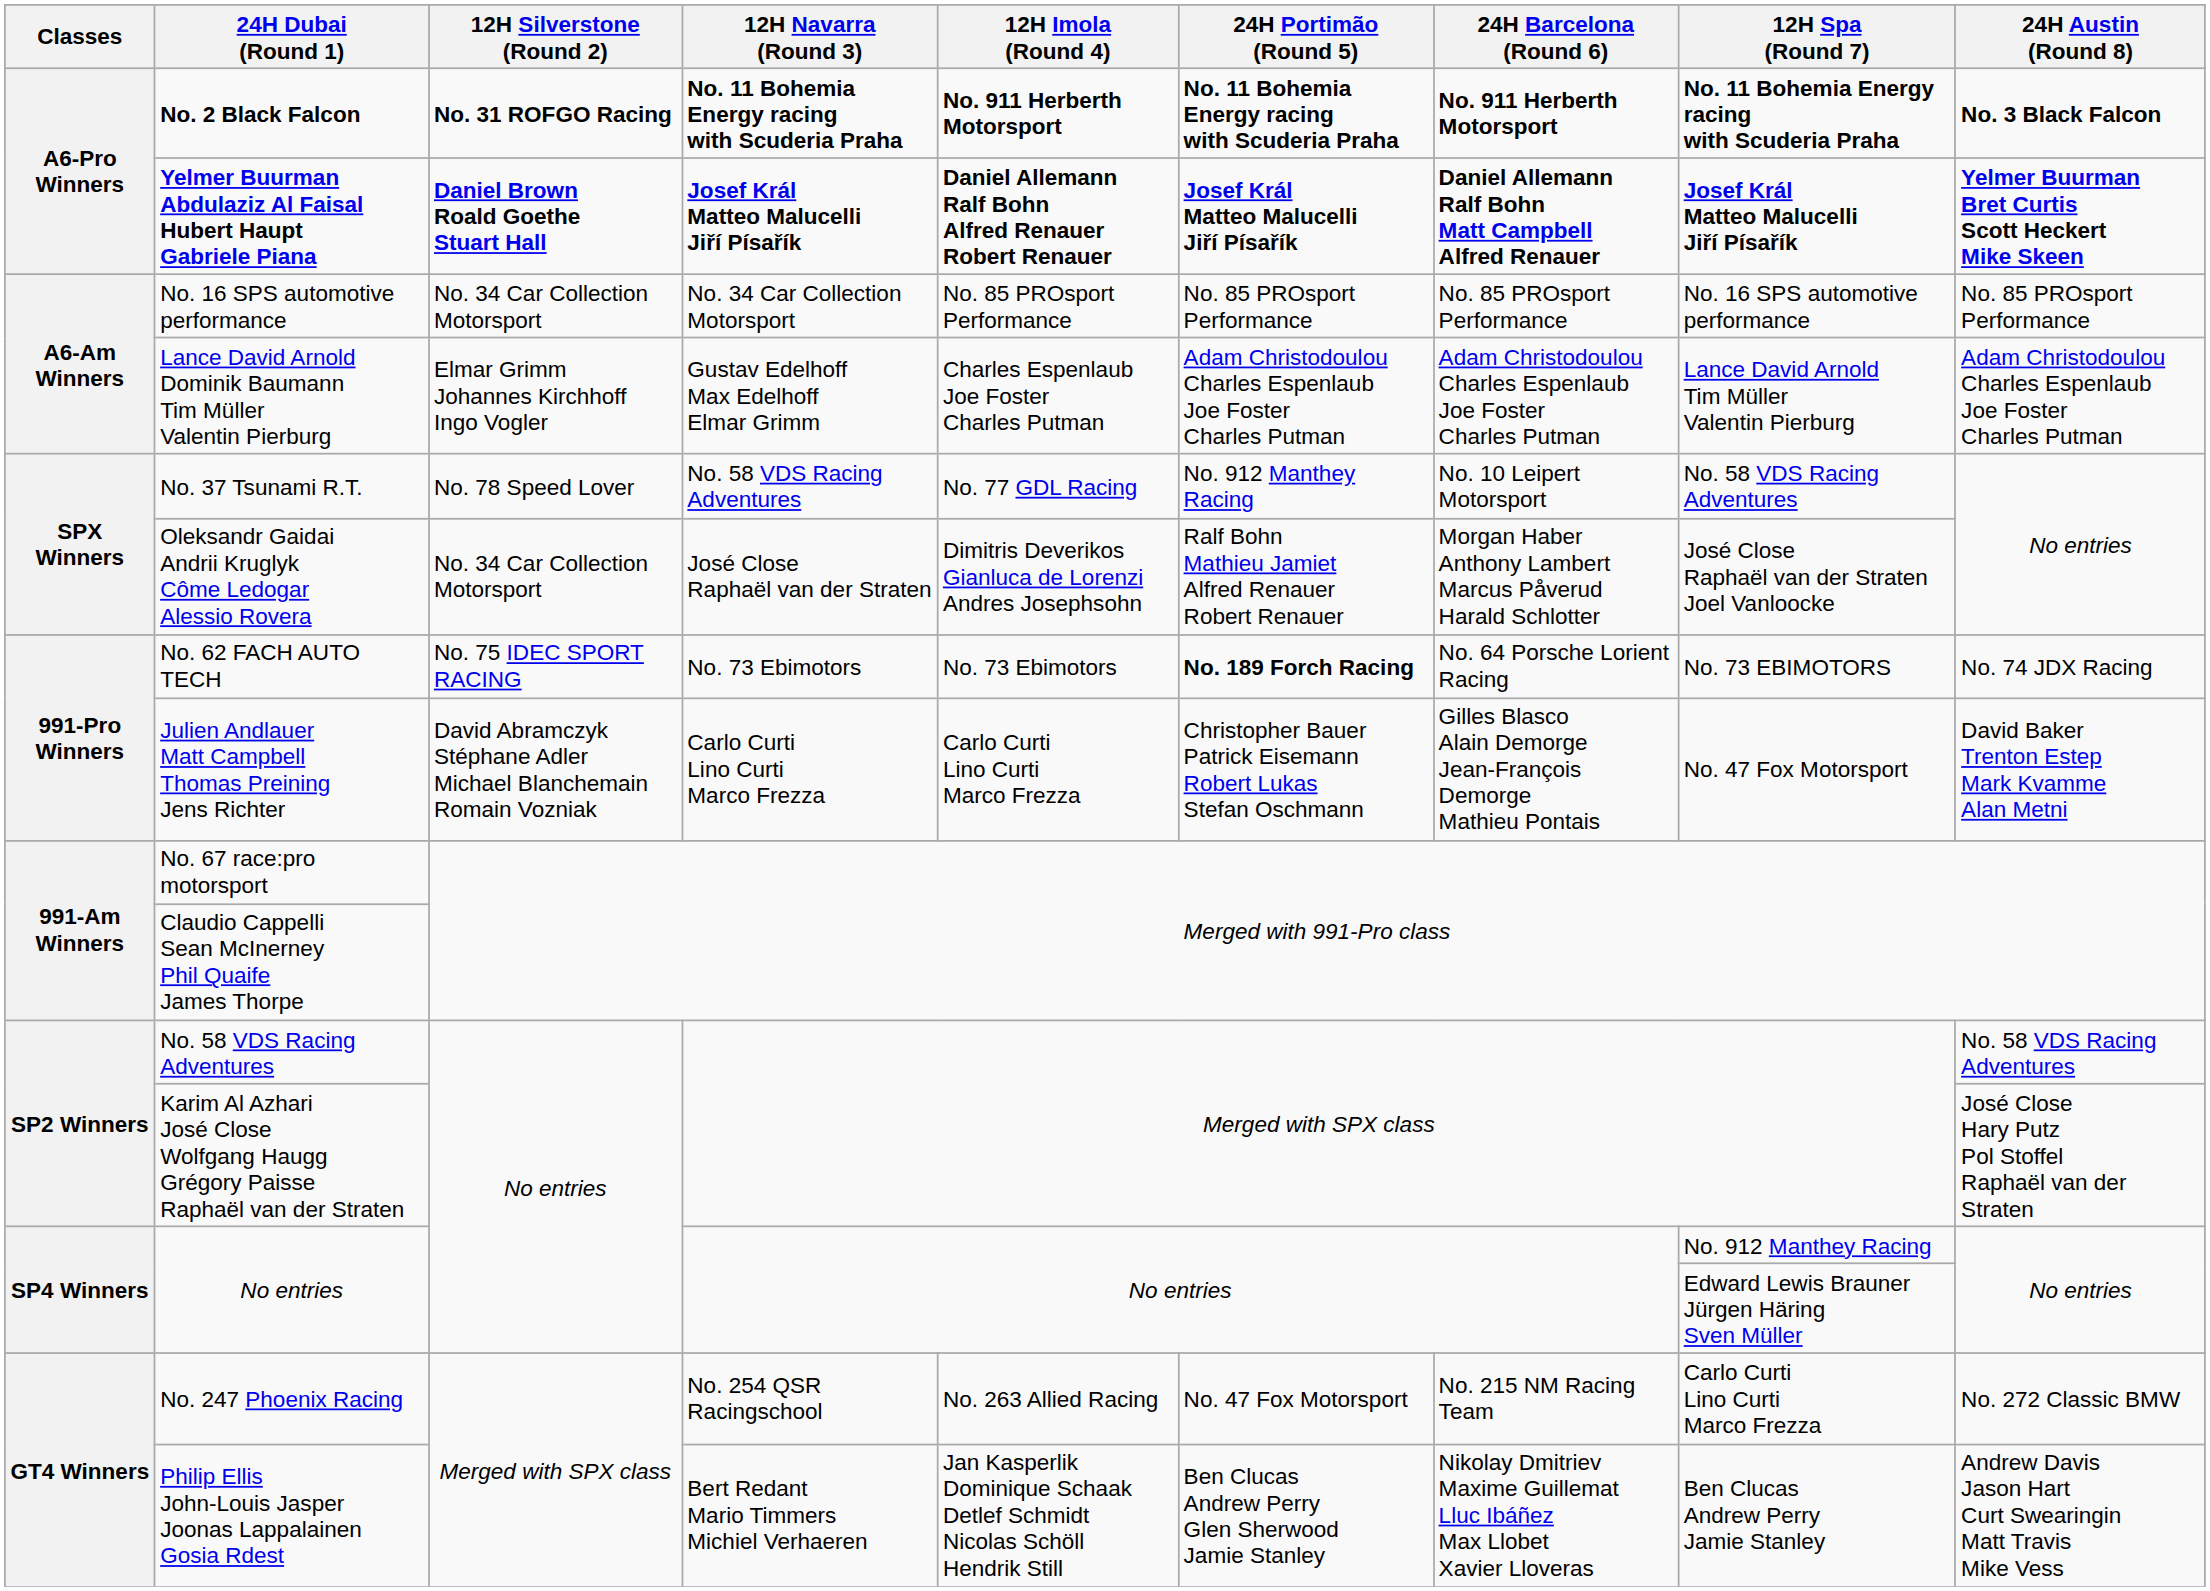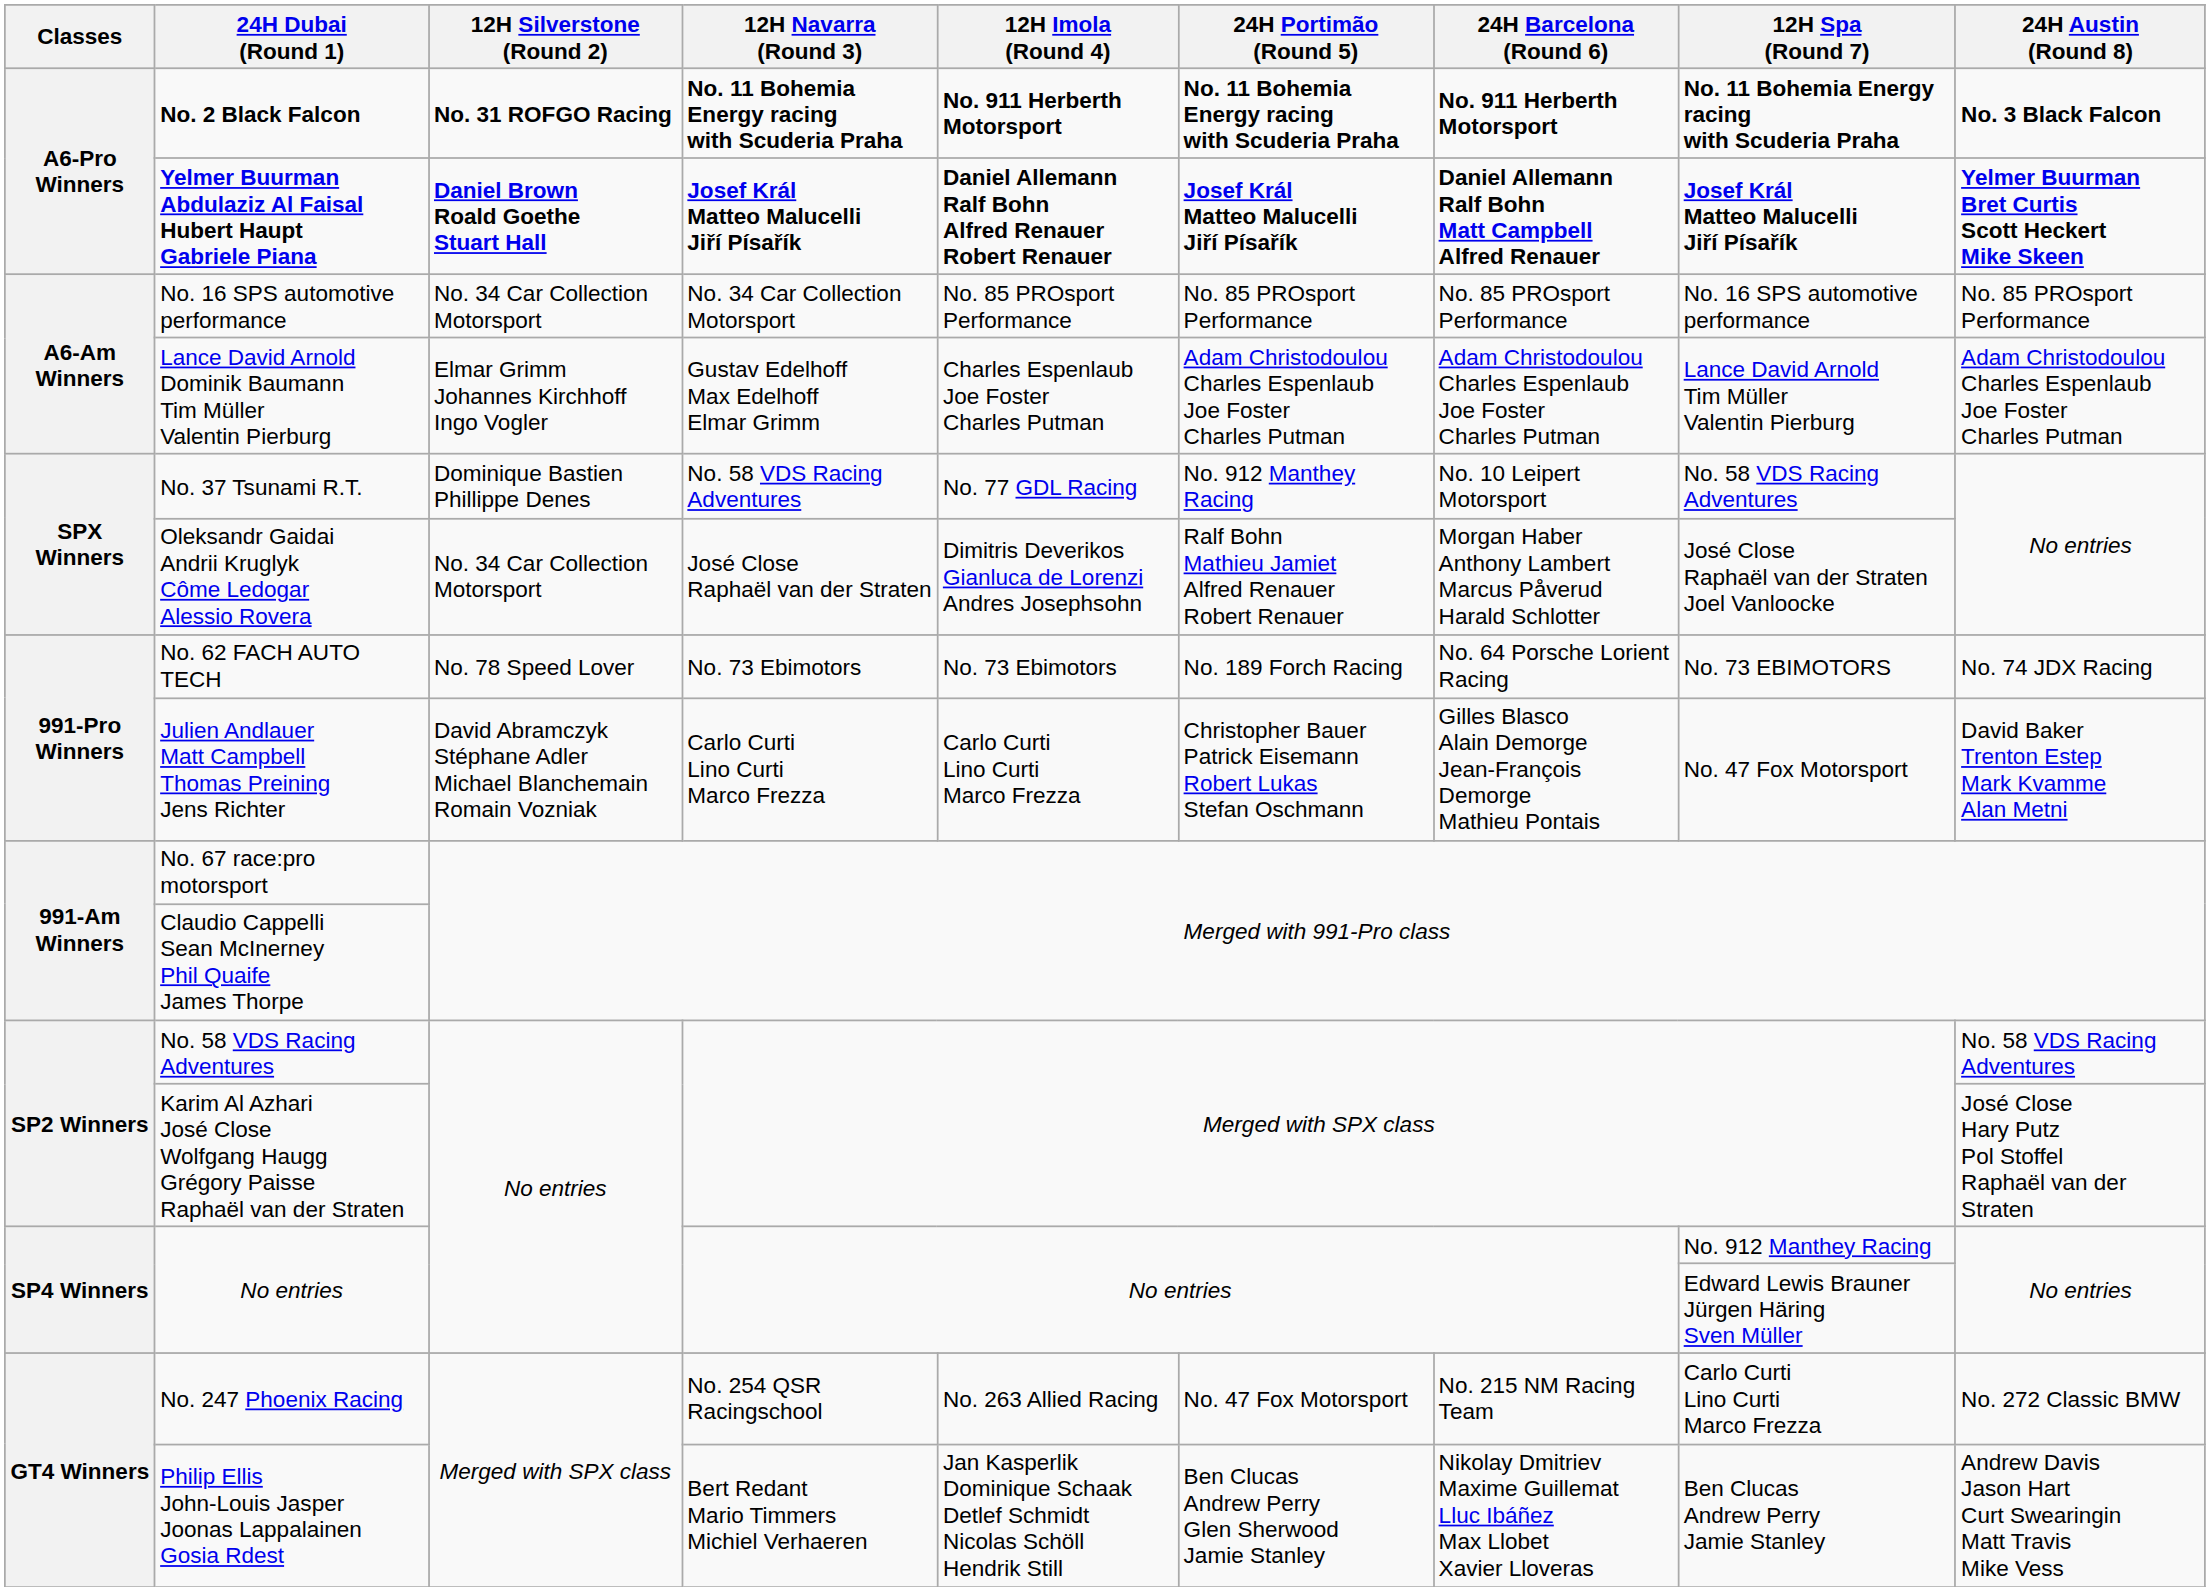(534, 486) No. 78 Speed Lover -> (529, 486) Dominique Bastien Phillippe Denes
(539, 666) No. 75 IDEC SPORT RACING -> (534, 666) No. 78 Speed Lover
(1299, 666) bold -> (1293, 666) normal
